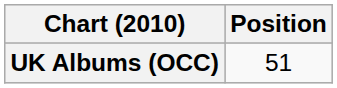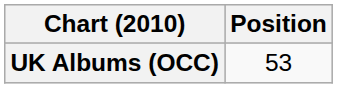(279, 62) 51 -> (279, 62) 53
